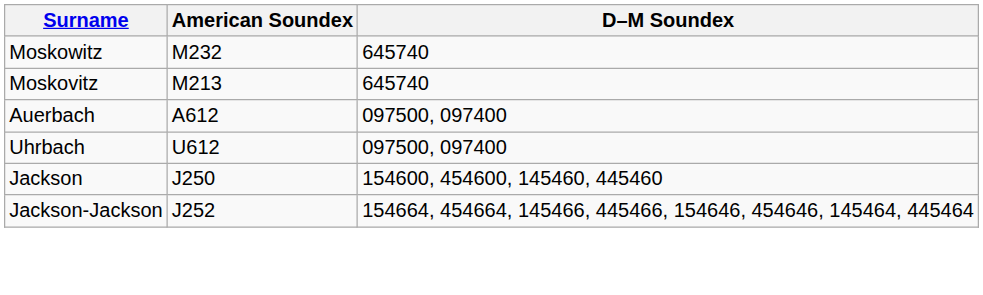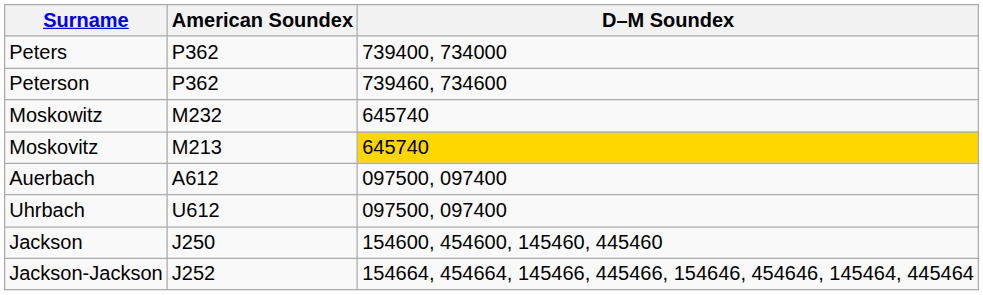+ row: (38, 52)
+ row: (49, 83)
(396, 83) no background -> (396, 147) gold background
